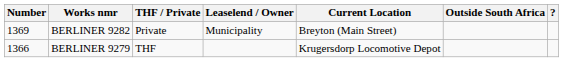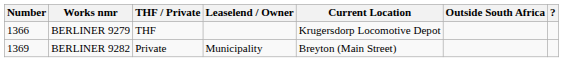rows swapped: (91, 48) <-> (91, 30)
